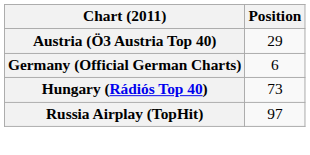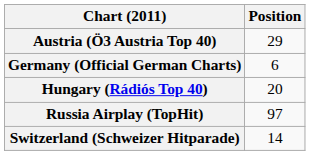(275, 89) 73 -> (275, 89) 20
+ row: (125, 138)
